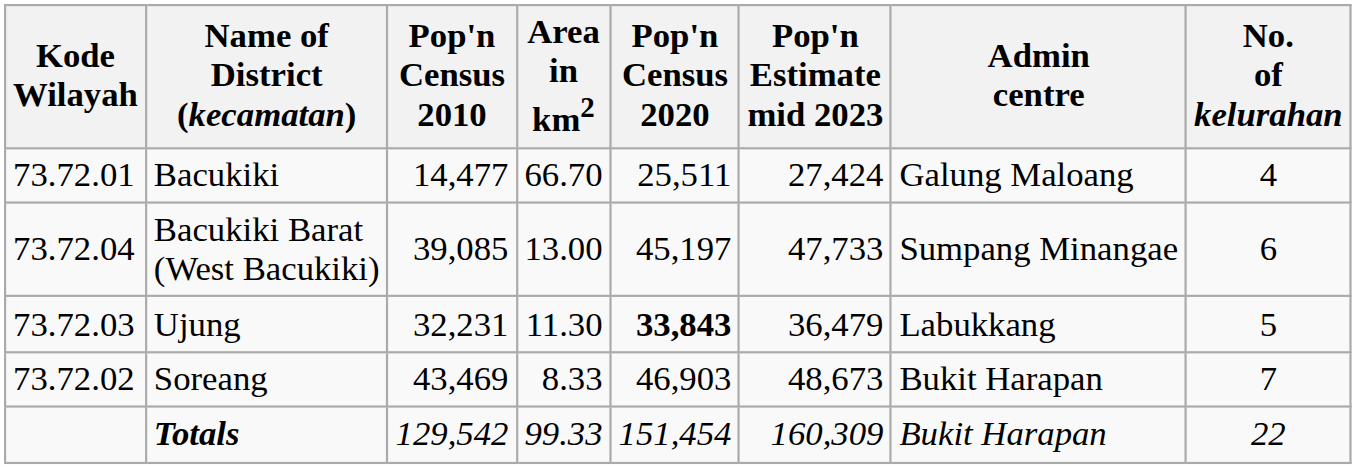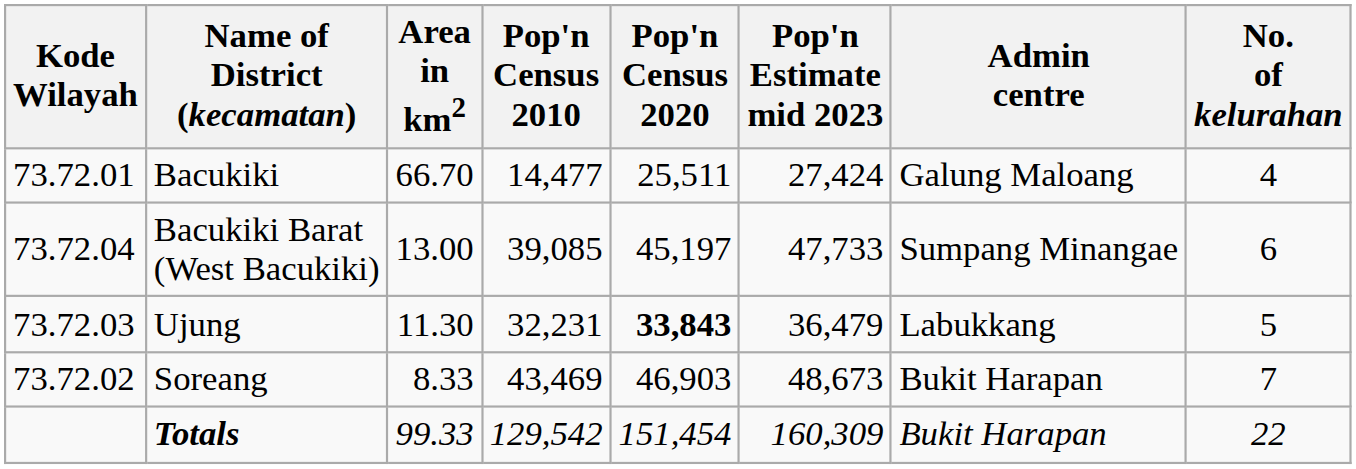columns swapped: (563, 75) <-> (452, 75)
